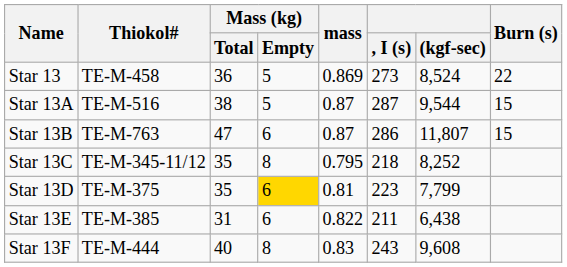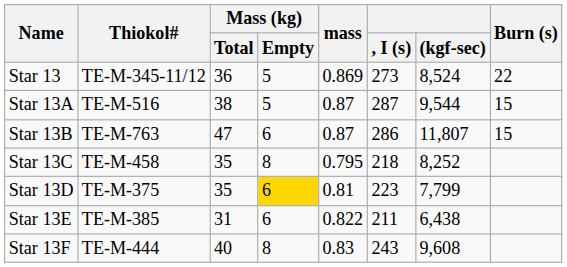(121, 76) TE-M-458 -> (144, 76) TE-M-345-11/12
(144, 162) TE-M-345-11/12 -> (121, 162) TE-M-458
